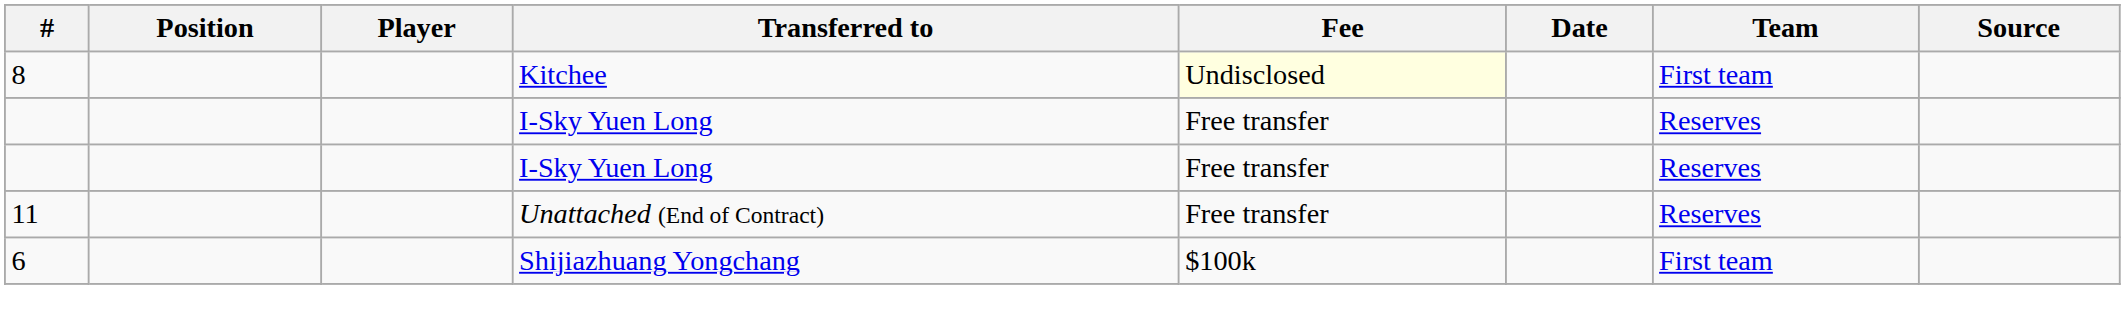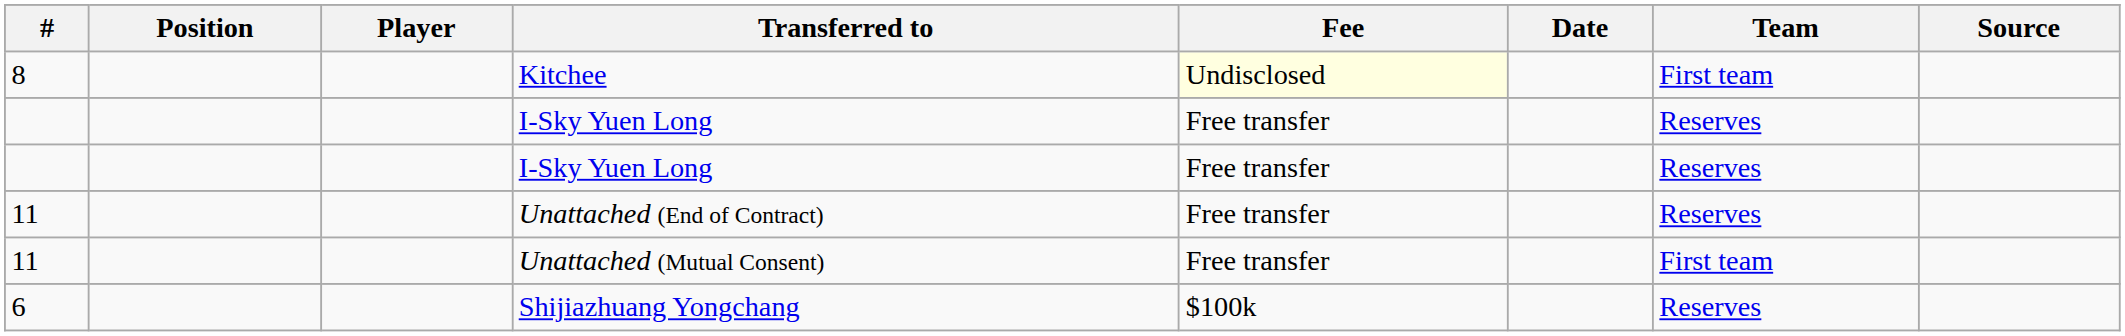+ row: (25, 261)
(1716, 261) First team -> (1710, 307) Reserves
